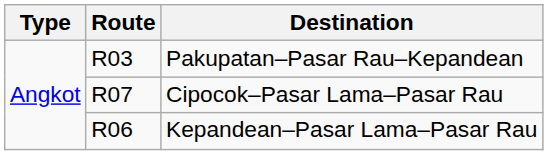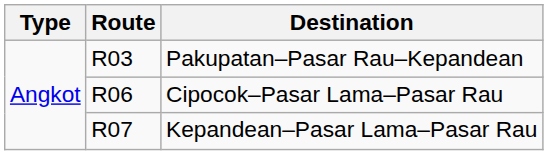(112, 94) R07 -> (112, 94) R06
(112, 130) R06 -> (112, 130) R07
